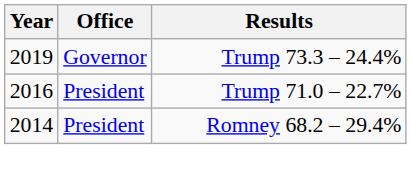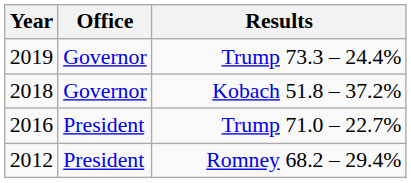+ row: (307, 90)
(31, 125) 2014 -> (31, 159) 2012
